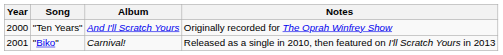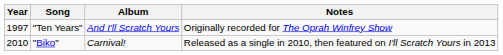(17, 27) 2000 -> (17, 27) 1997
(17, 43) 2001 -> (17, 43) 2010
